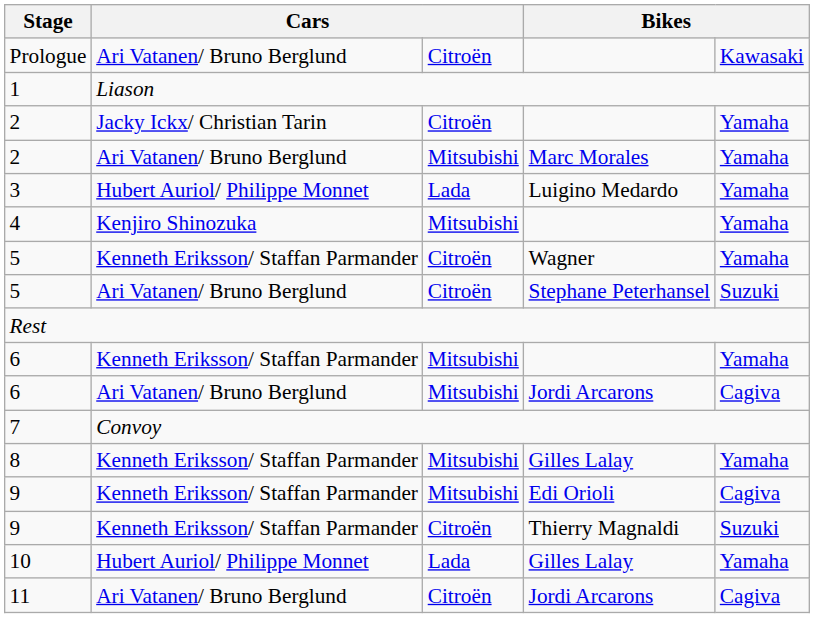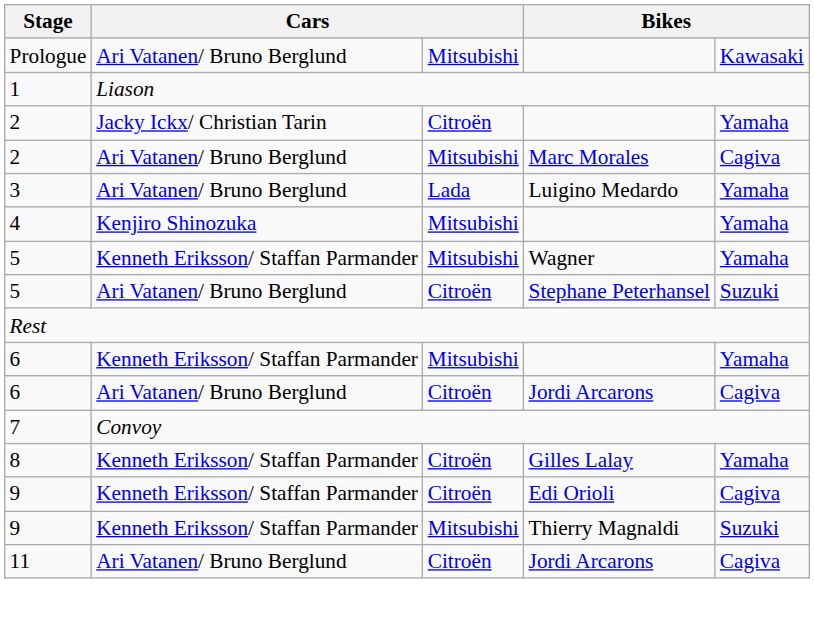(460, 55) Citroën -> (473, 55) Mitsubishi
(754, 156) Yamaha -> (750, 156) Cagiva
(232, 190) Hubert Auriol/ Philippe Monnet -> (221, 190) Ari Vatanen/ Bruno Berglund
(460, 257) Citroën -> (473, 257) Mitsubishi
(473, 392) Mitsubishi -> (460, 392) Citroën
(473, 460) Mitsubishi -> (460, 460) Citroën
(473, 493) Mitsubishi -> (460, 493) Citroën
(460, 527) Citroën -> (473, 527) Mitsubishi
- row: (20, 561)
